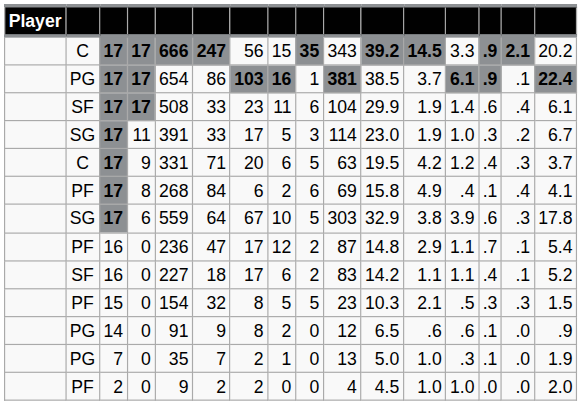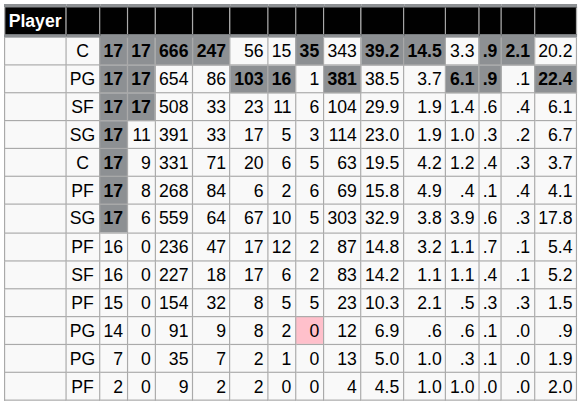(430, 247) 2.9 -> (430, 247) 3.2
(314, 330) no background -> (314, 330) pink background
(387, 330) 6.5 -> (387, 330) 6.9
